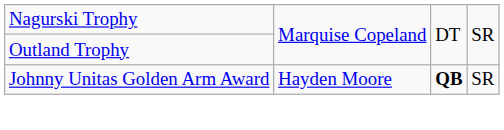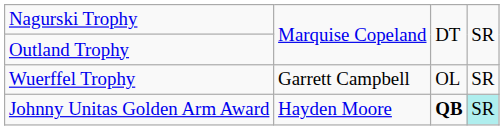+ row: (72, 79)
(483, 79) no background -> (483, 109) paleturquoise background
